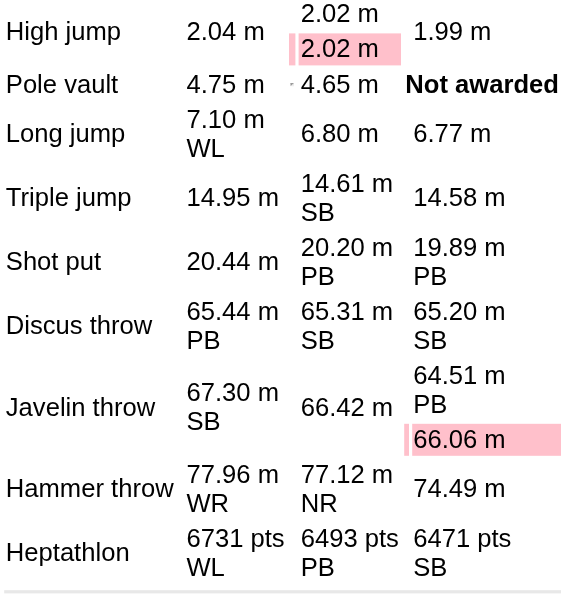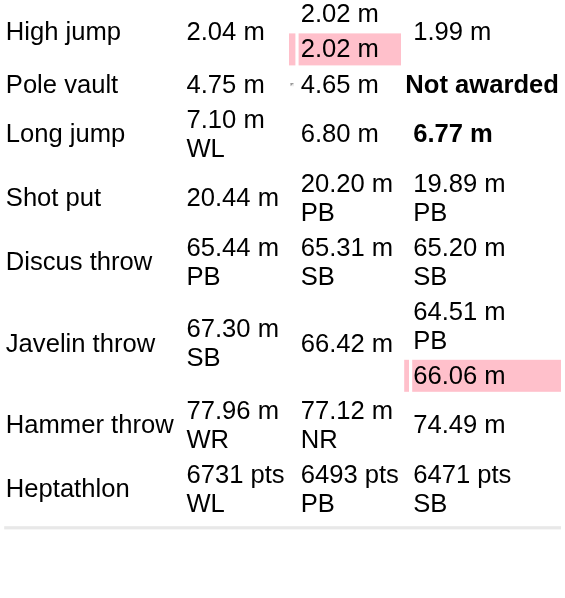(452, 133) normal -> (453, 133) bold
- row: (69, 197)
